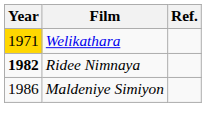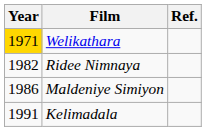(23, 65) bold -> (23, 65) normal
+ row: (82, 114)
